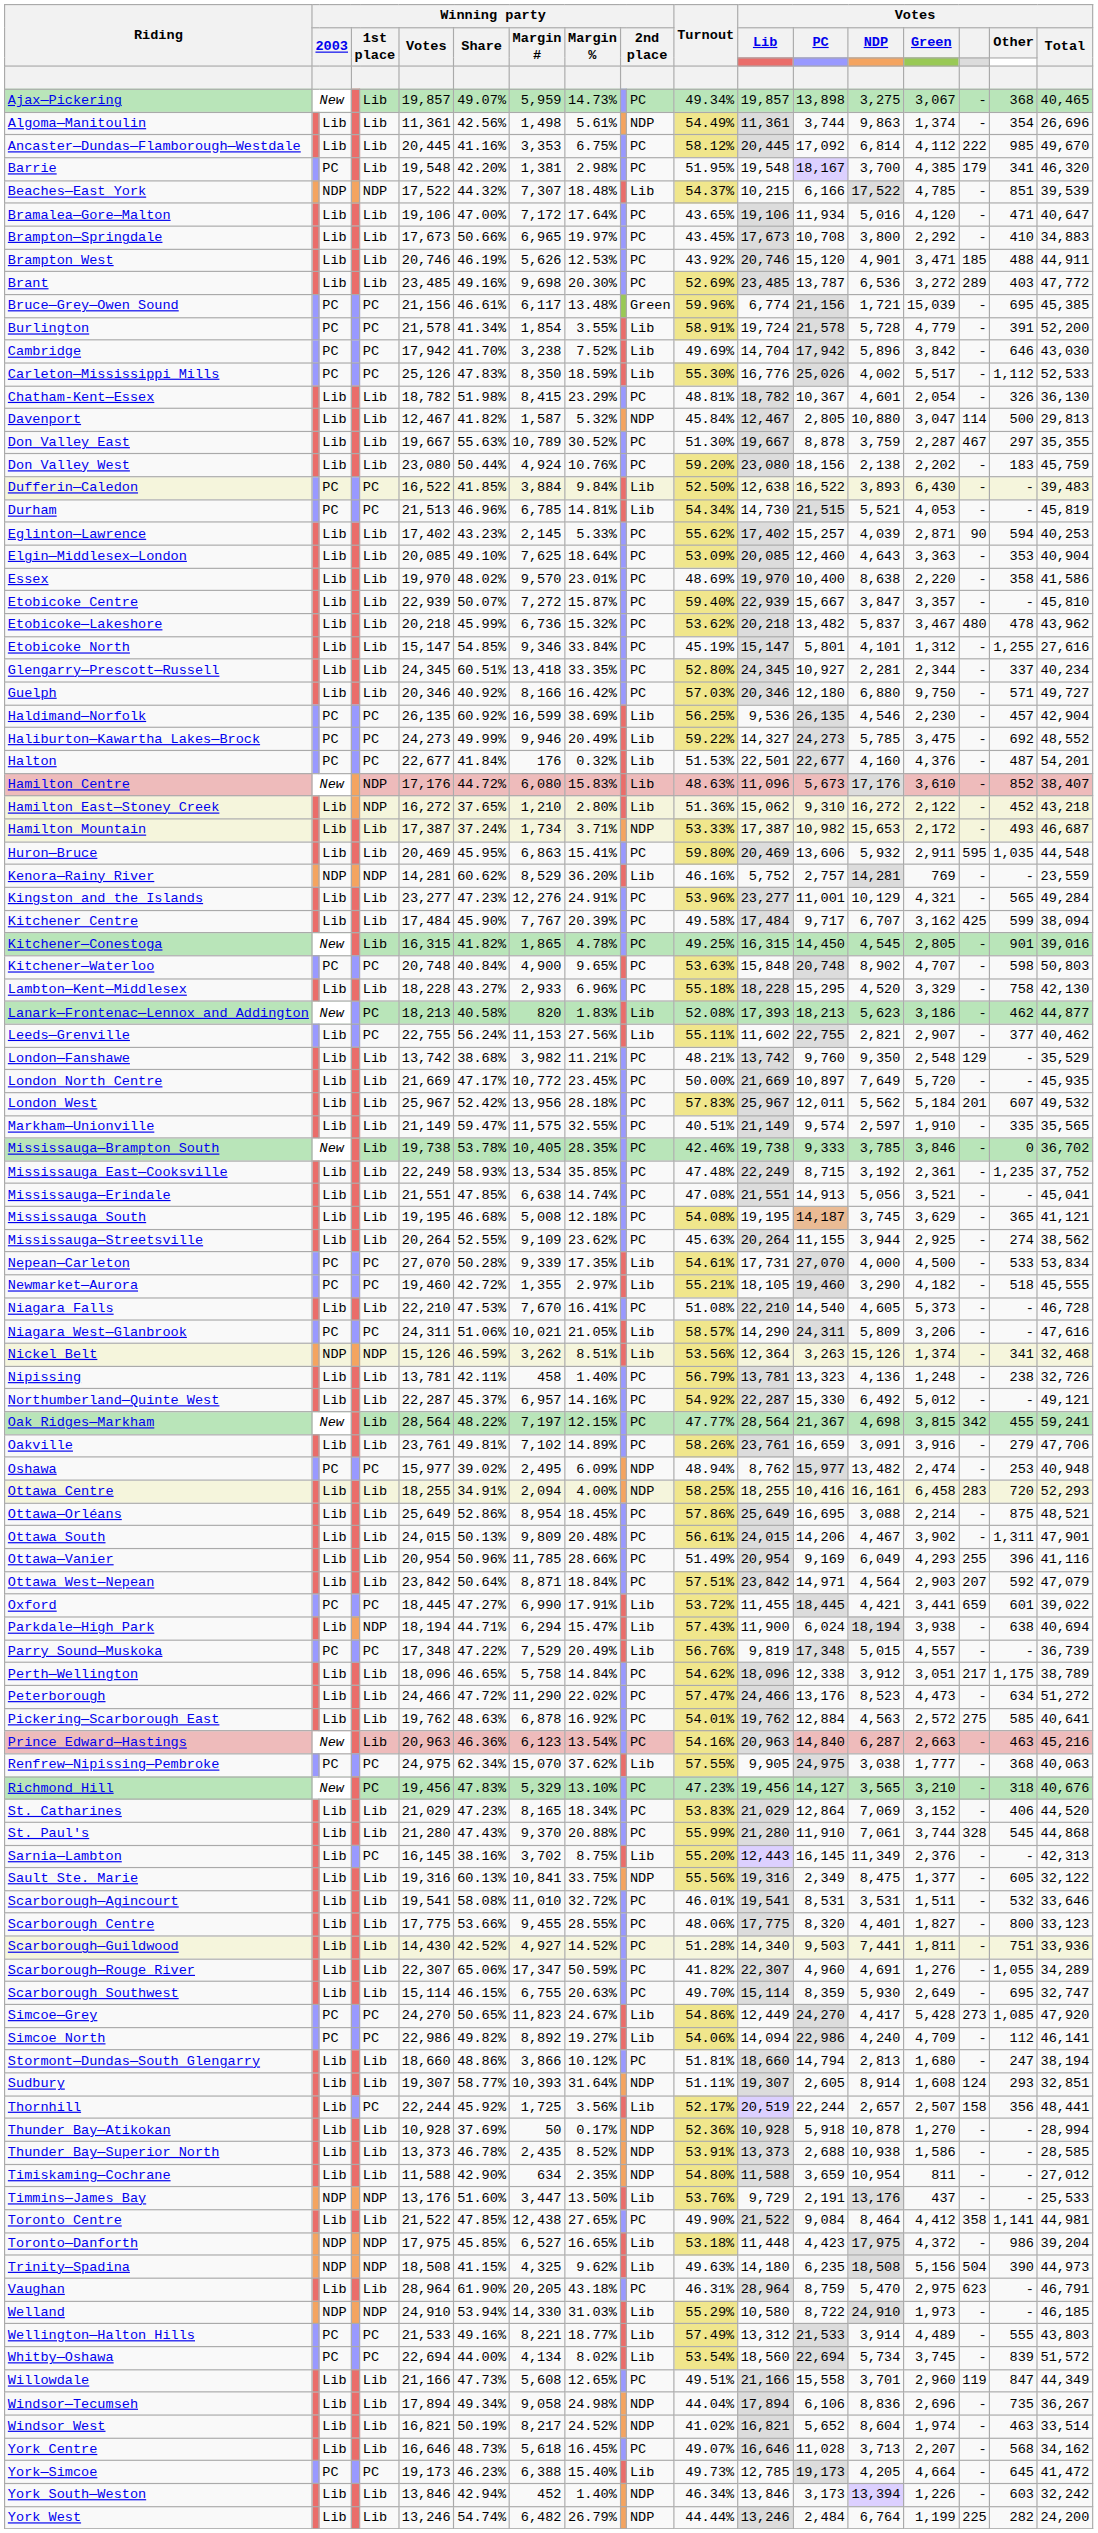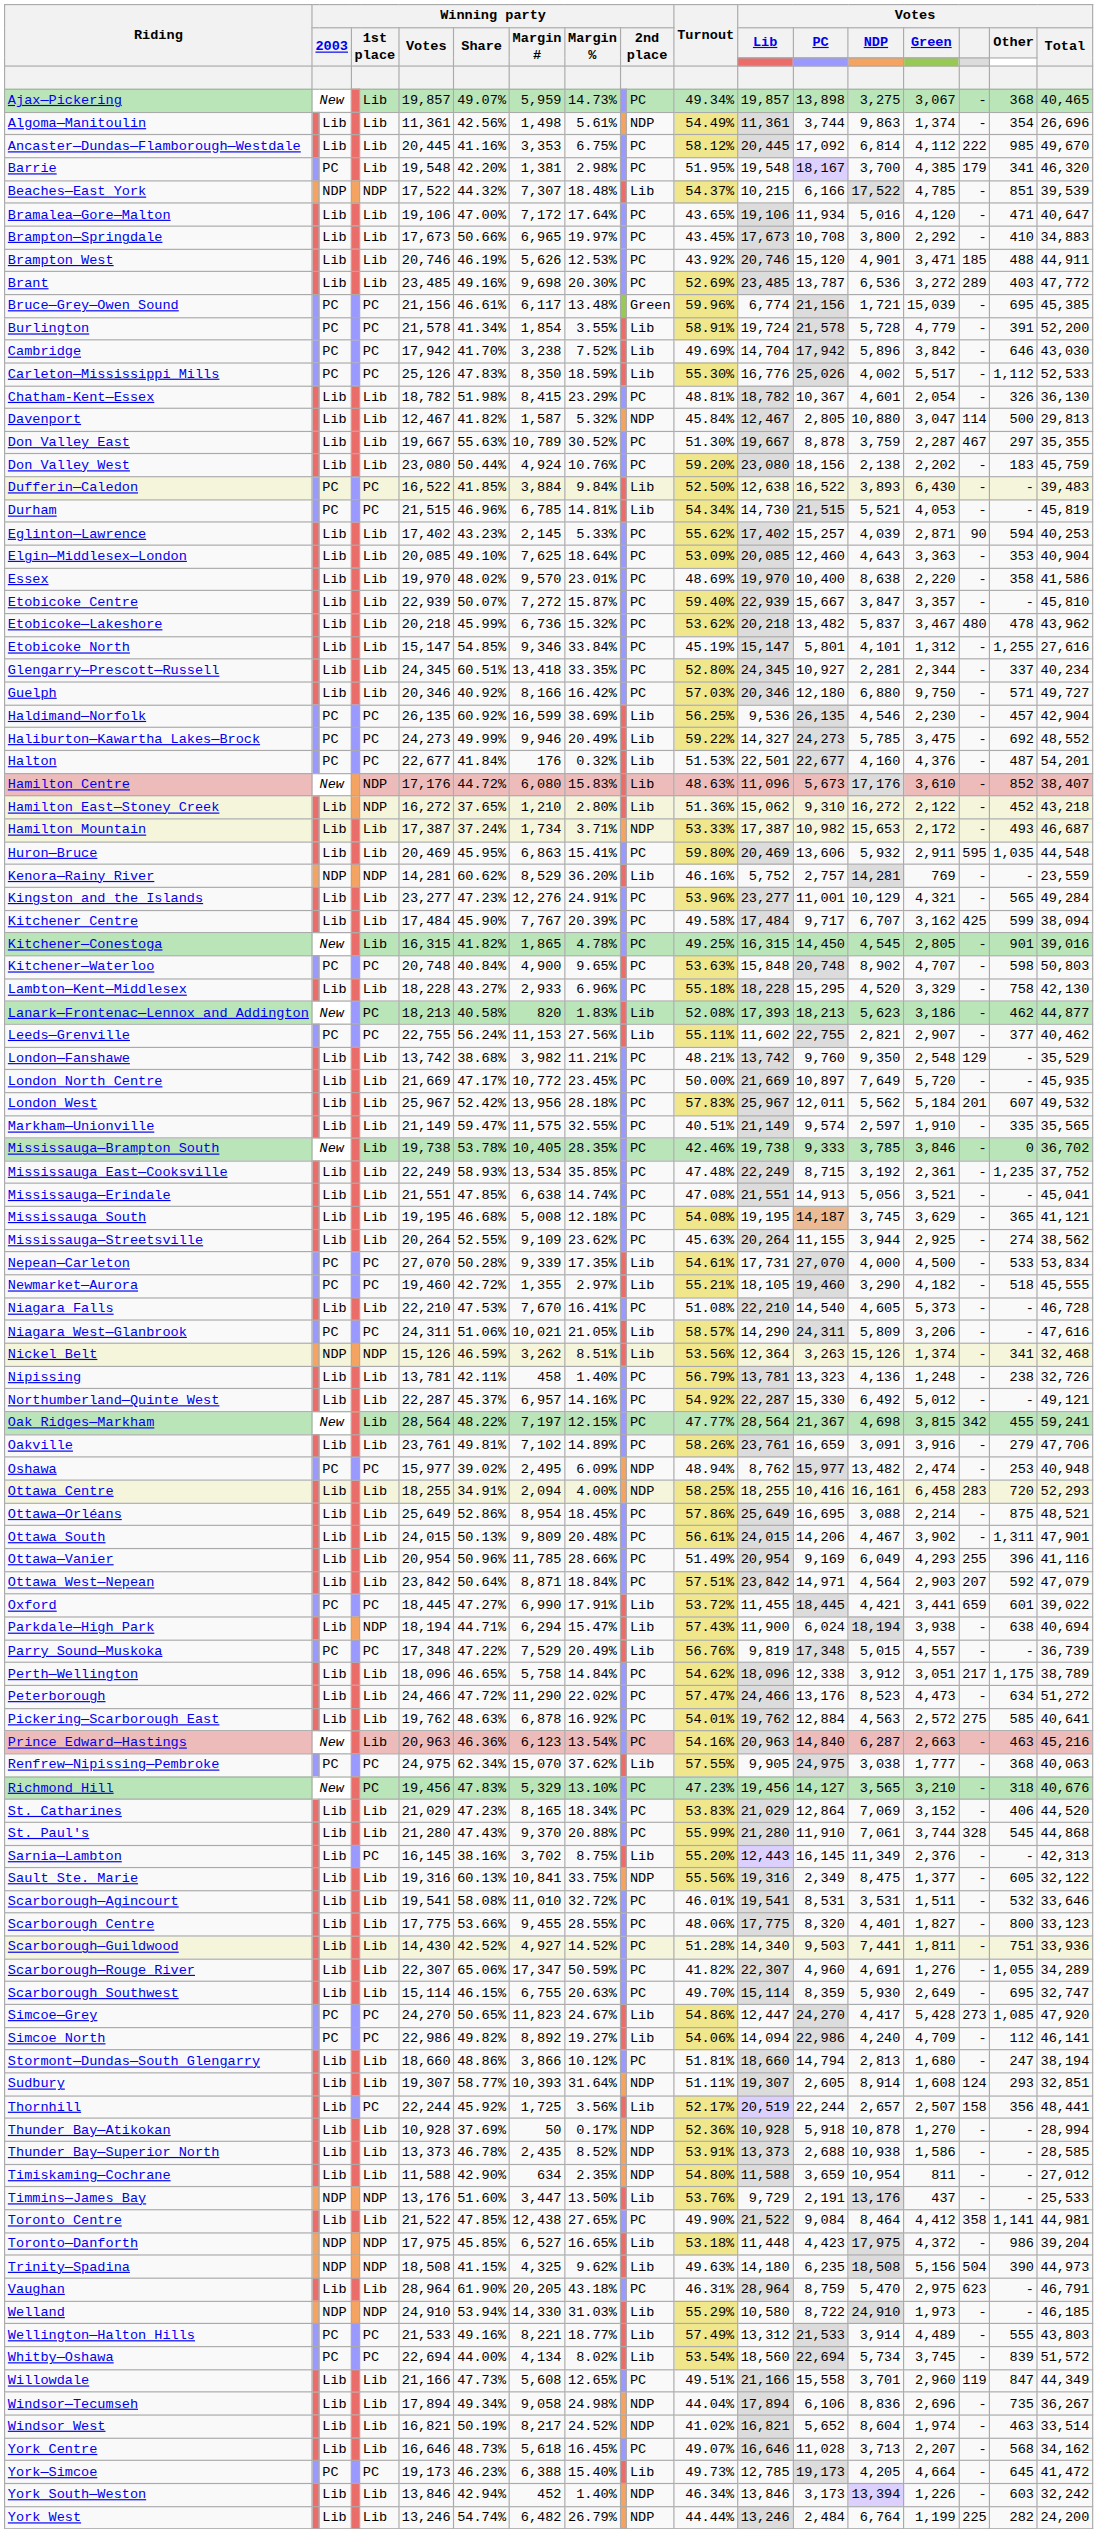(426, 511) 21,513 -> (426, 511) 21,515
(335, 1035) Lib -> (330, 1035) PC
(765, 2016) 12,449 -> (765, 2016) 12,447
